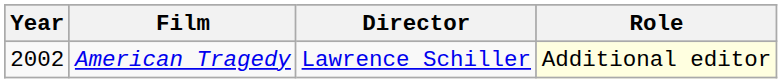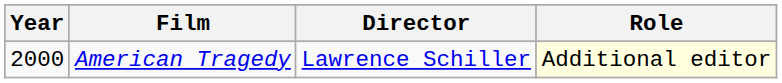(37, 60) 2002 -> (37, 60) 2000
